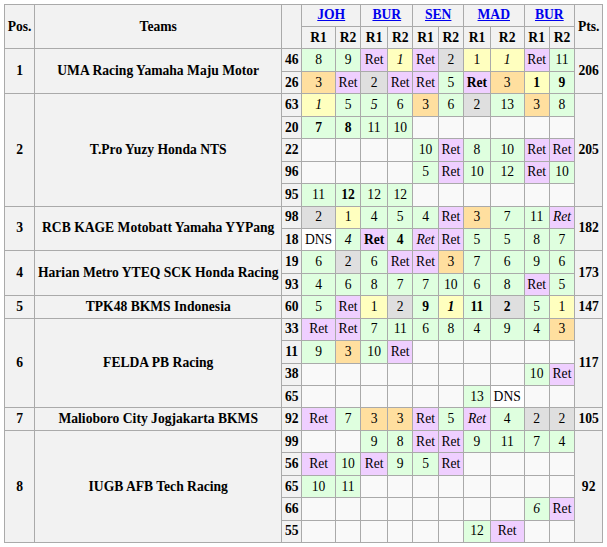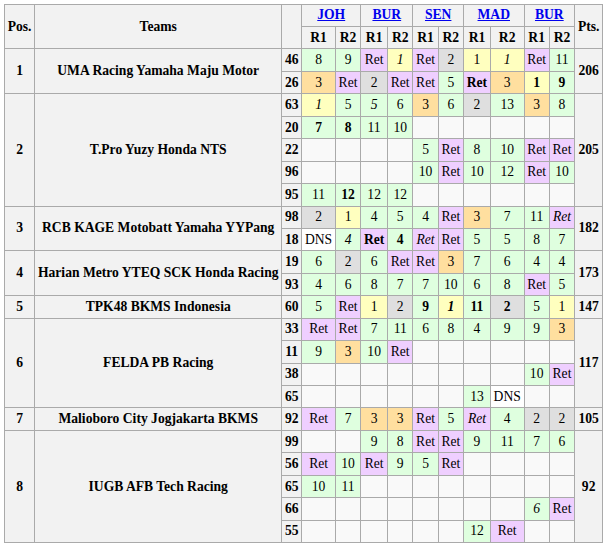(426, 149) 10 -> (426, 149) 5
(426, 172) 5 -> (426, 172) 10
(537, 262) 9 -> (537, 262) 4
(562, 262) 6 -> (562, 262) 4
(537, 329) 4 -> (537, 329) 9
(562, 441) 4 -> (562, 441) 6
